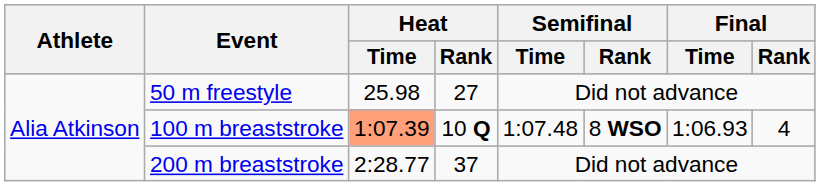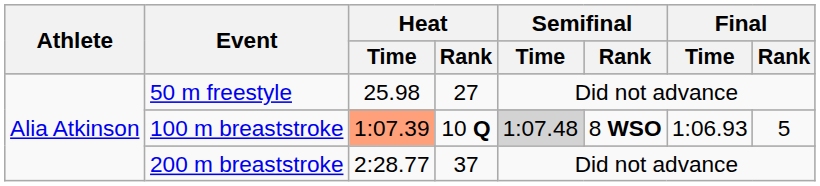(540, 128) no background -> (540, 128) lightgrey background
(784, 128) 4 -> (784, 128) 5
